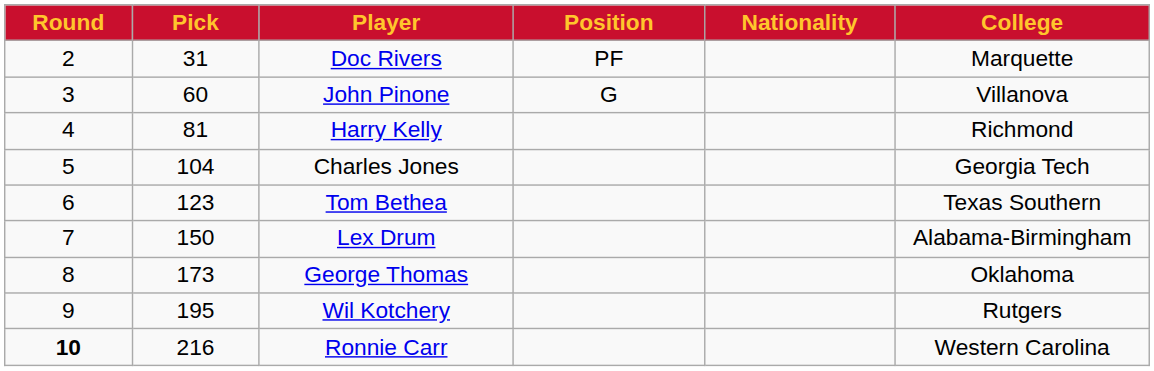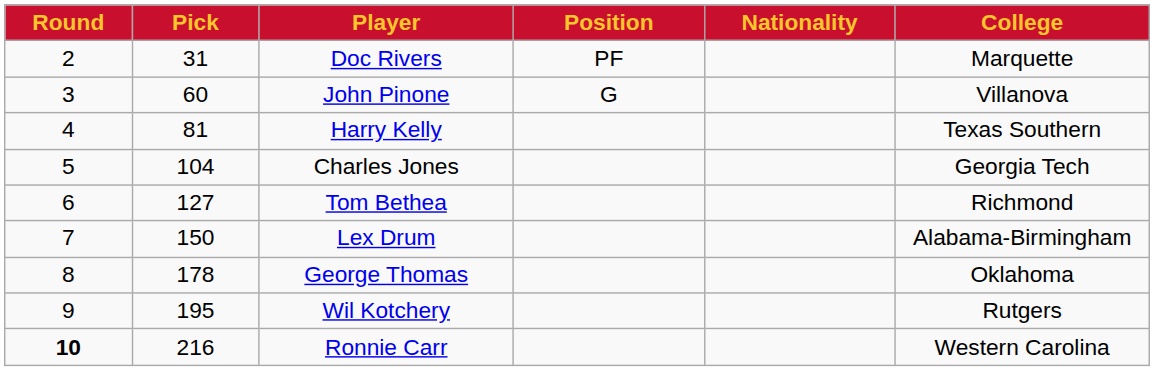(1022, 130) Richmond -> (1022, 130) Texas Southern
(195, 202) 123 -> (195, 202) 127
(1022, 202) Texas Southern -> (1022, 202) Richmond
(195, 274) 173 -> (195, 274) 178
